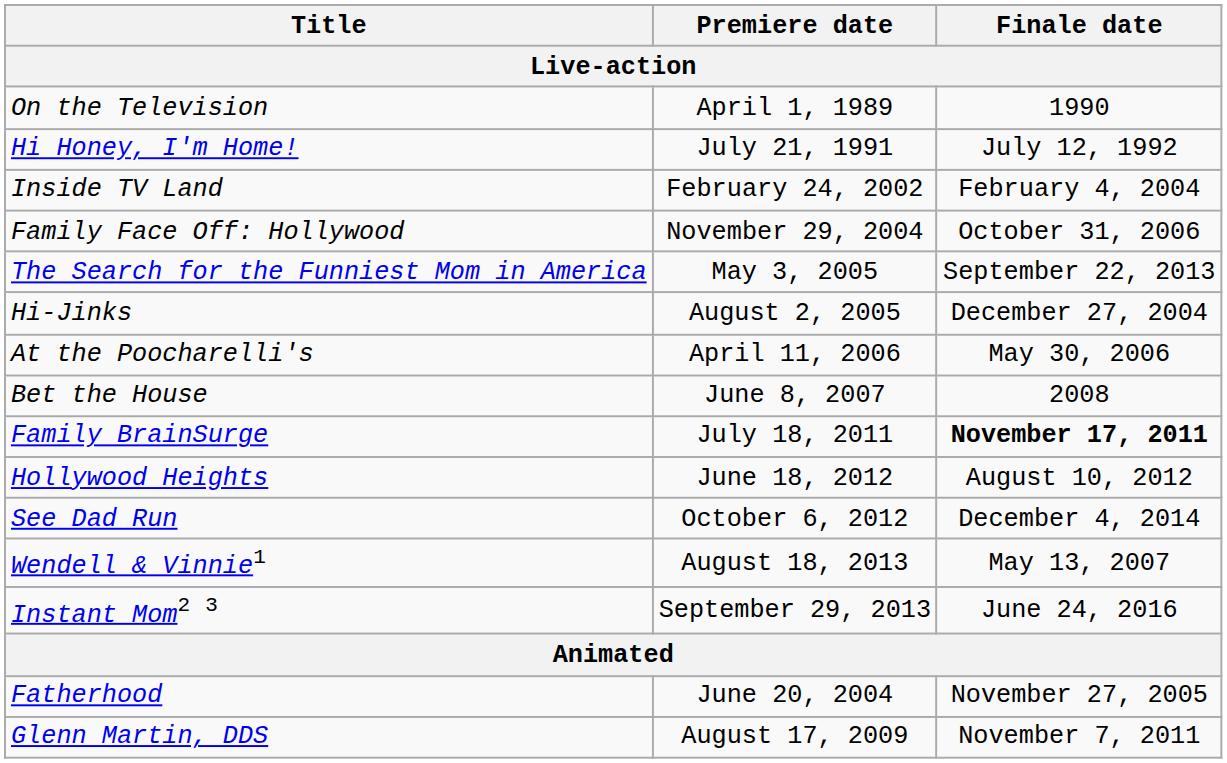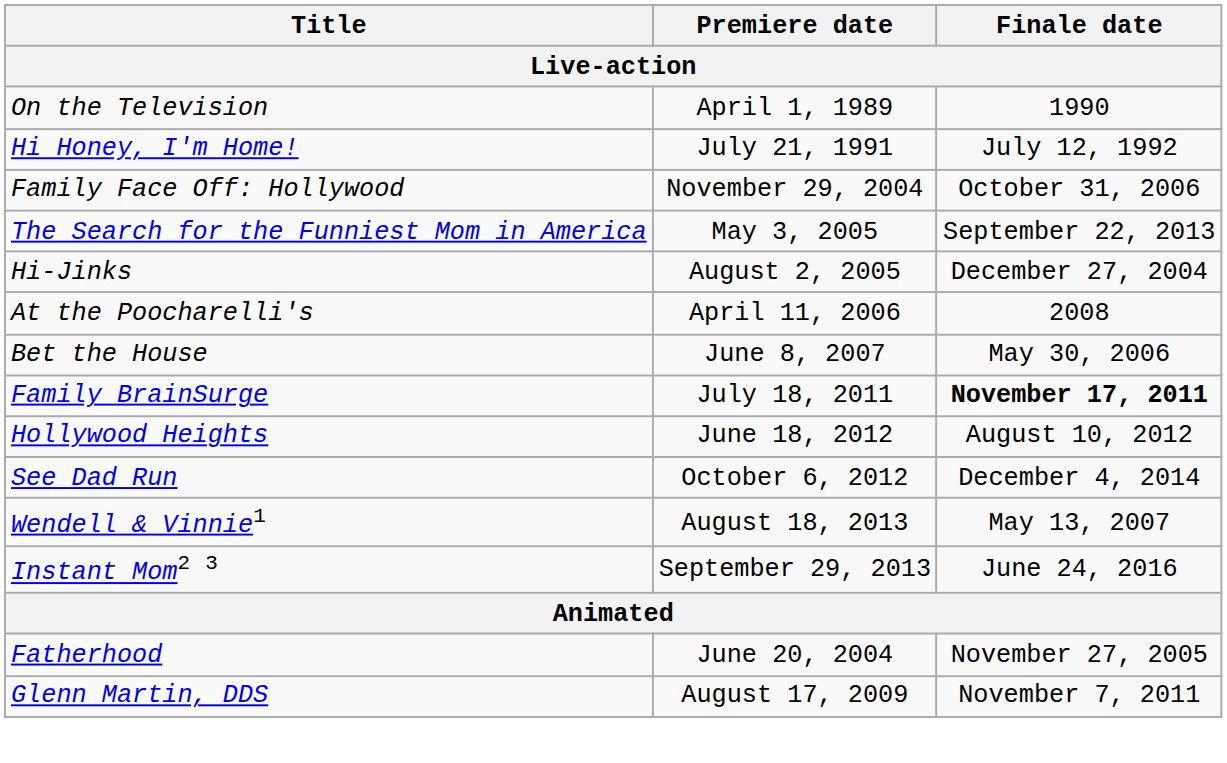- row: (117, 190)
(1079, 354) May 30, 2006 -> (1079, 313) 2008
(1079, 395) 2008 -> (1079, 354) May 30, 2006
